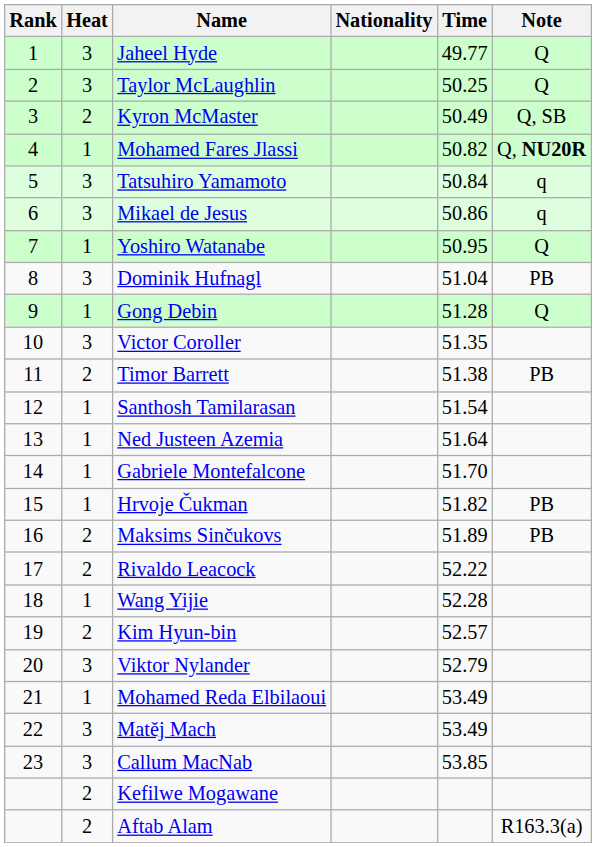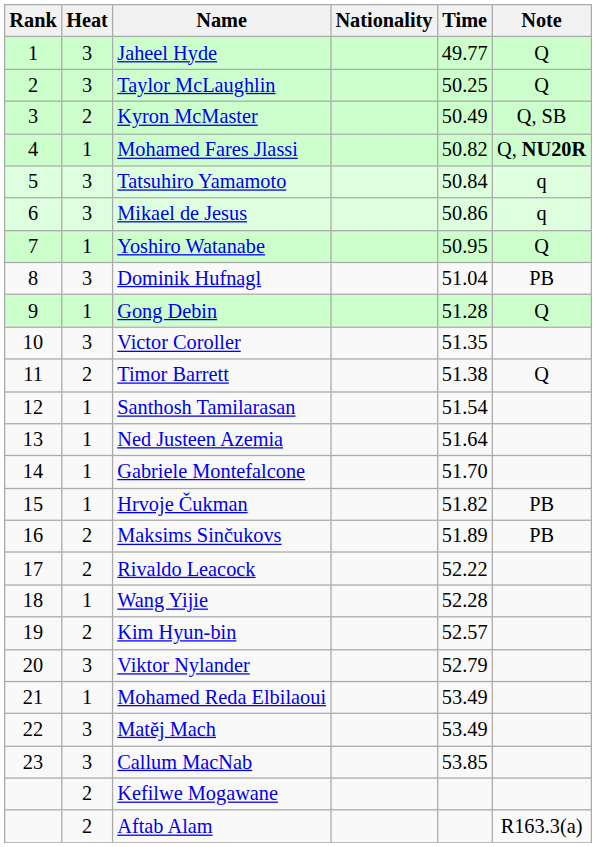(542, 375) PB -> (542, 375) Q
